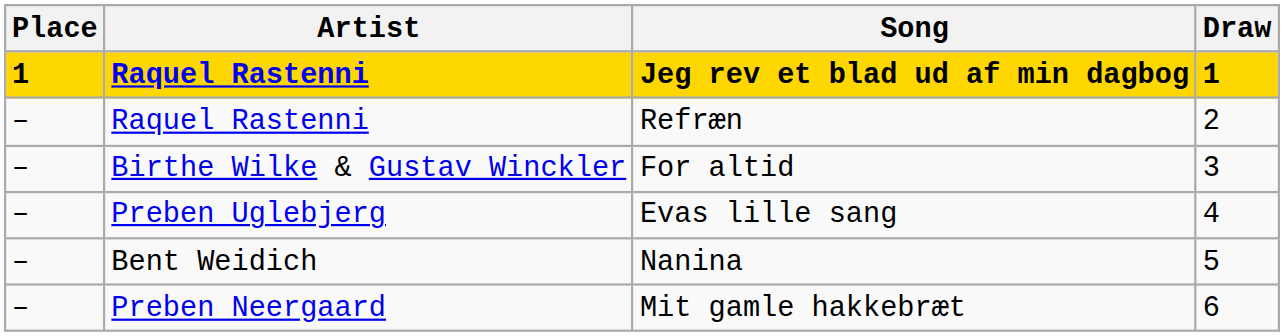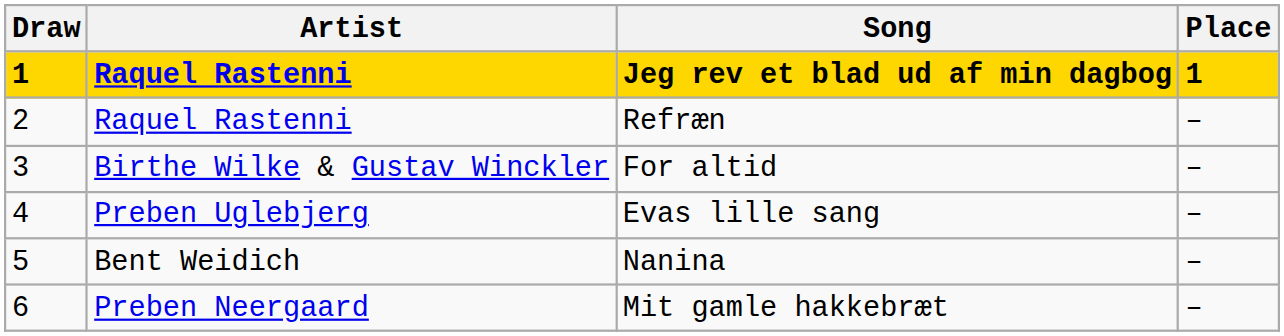columns swapped: (1237, 28) <-> (55, 28)
